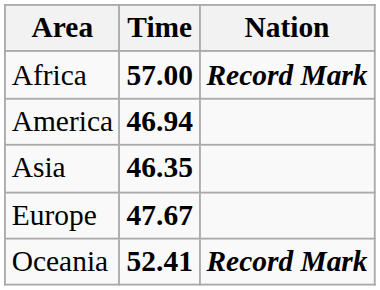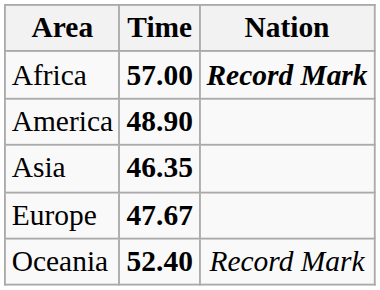(160, 121) 46.94 -> (160, 121) 48.90
(160, 261) 52.41 -> (160, 261) 52.40
(287, 261) bold -> (287, 261) normal
